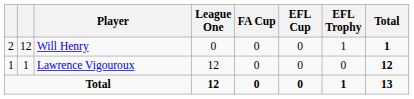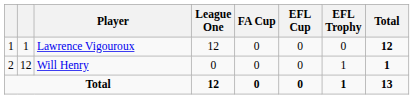rows swapped: (86, 65) <-> (63, 46)
